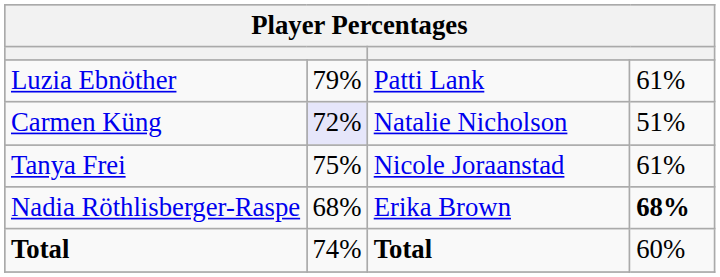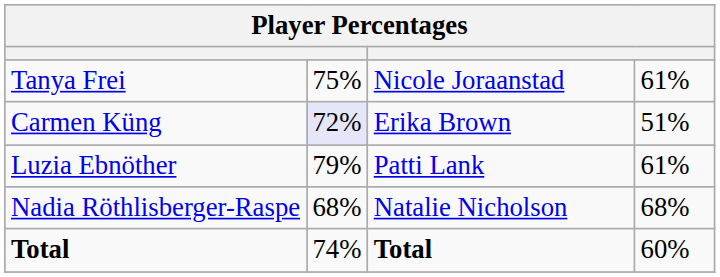rows swapped: (94, 80) <-> (68, 165)
(471, 122) Natalie Nicholson -> (442, 122) Erika Brown
(442, 207) Erika Brown -> (471, 207) Natalie Nicholson
(663, 207) bold -> (665, 207) normal
